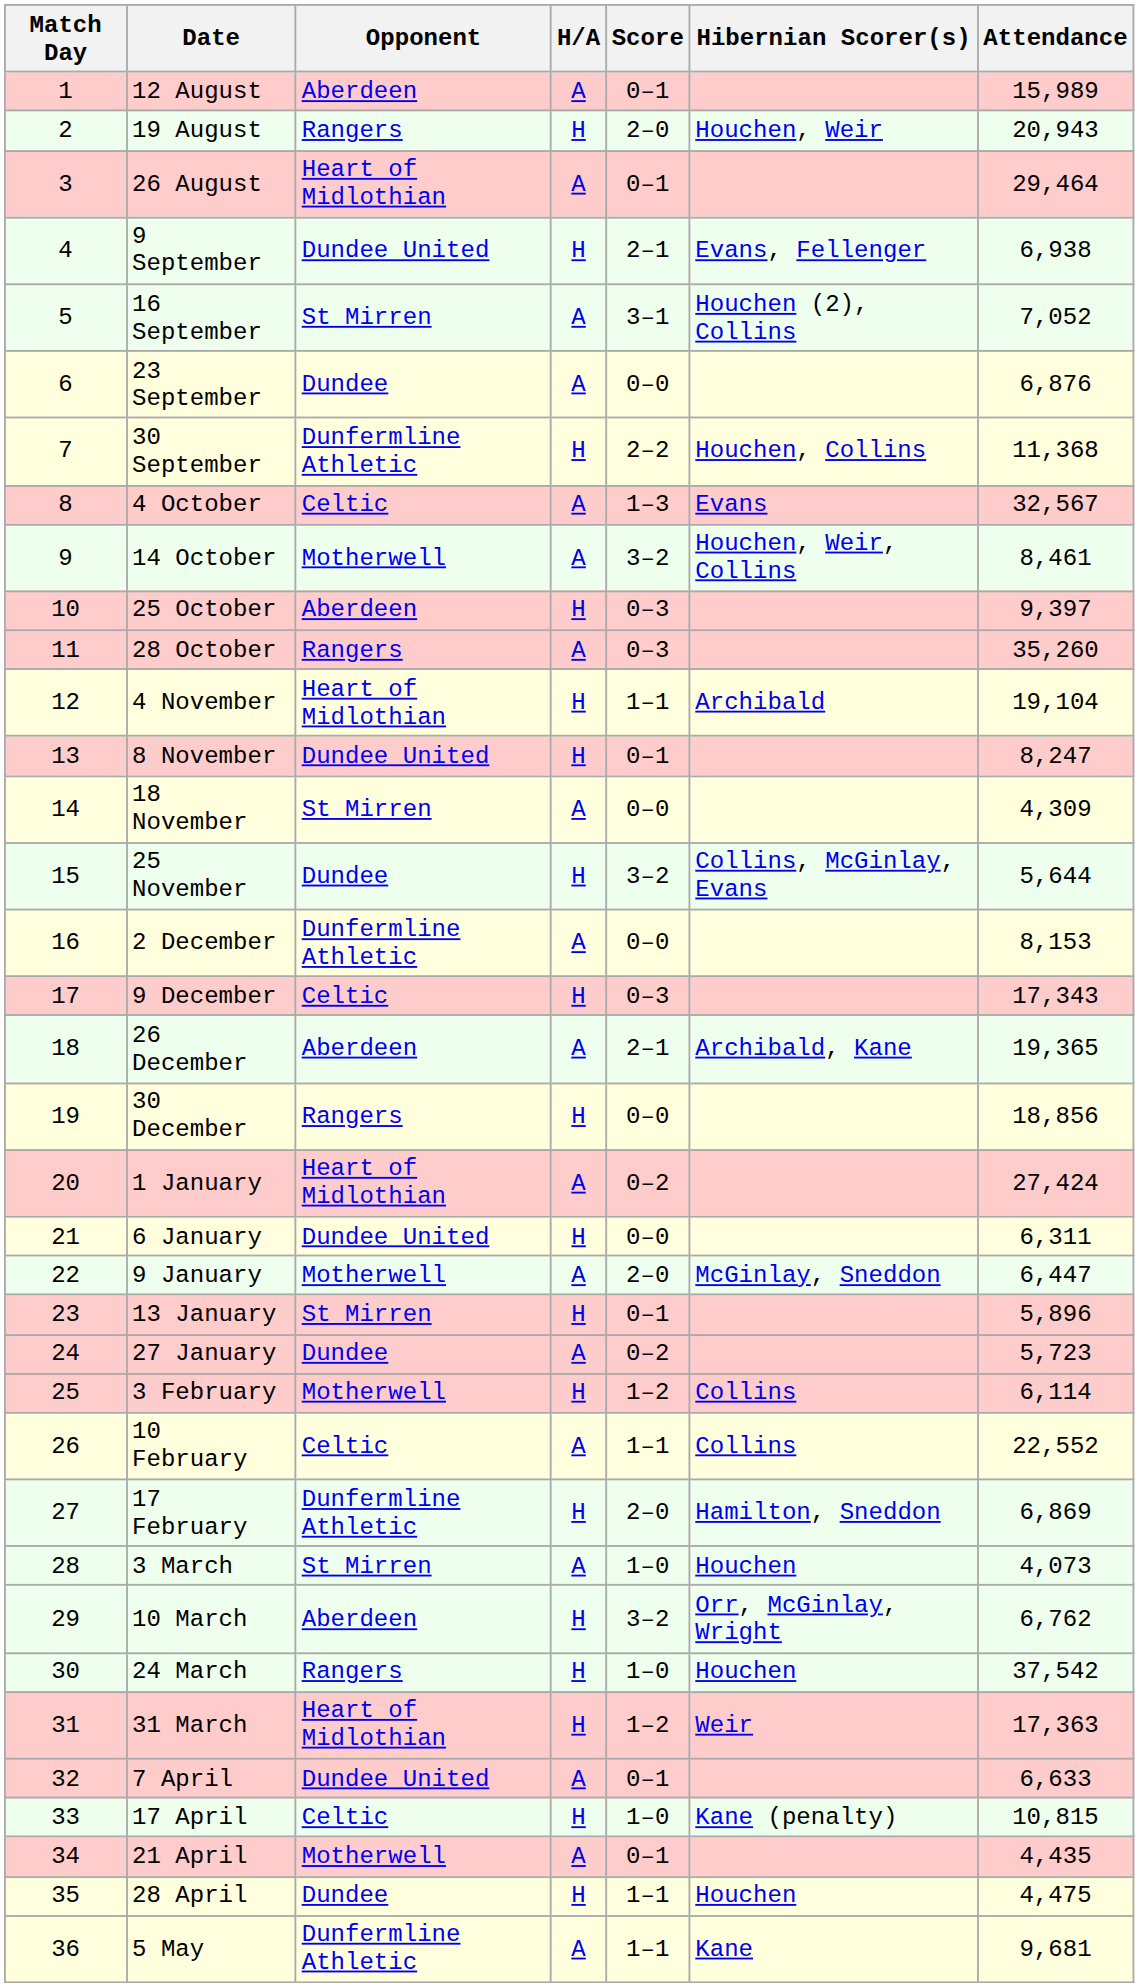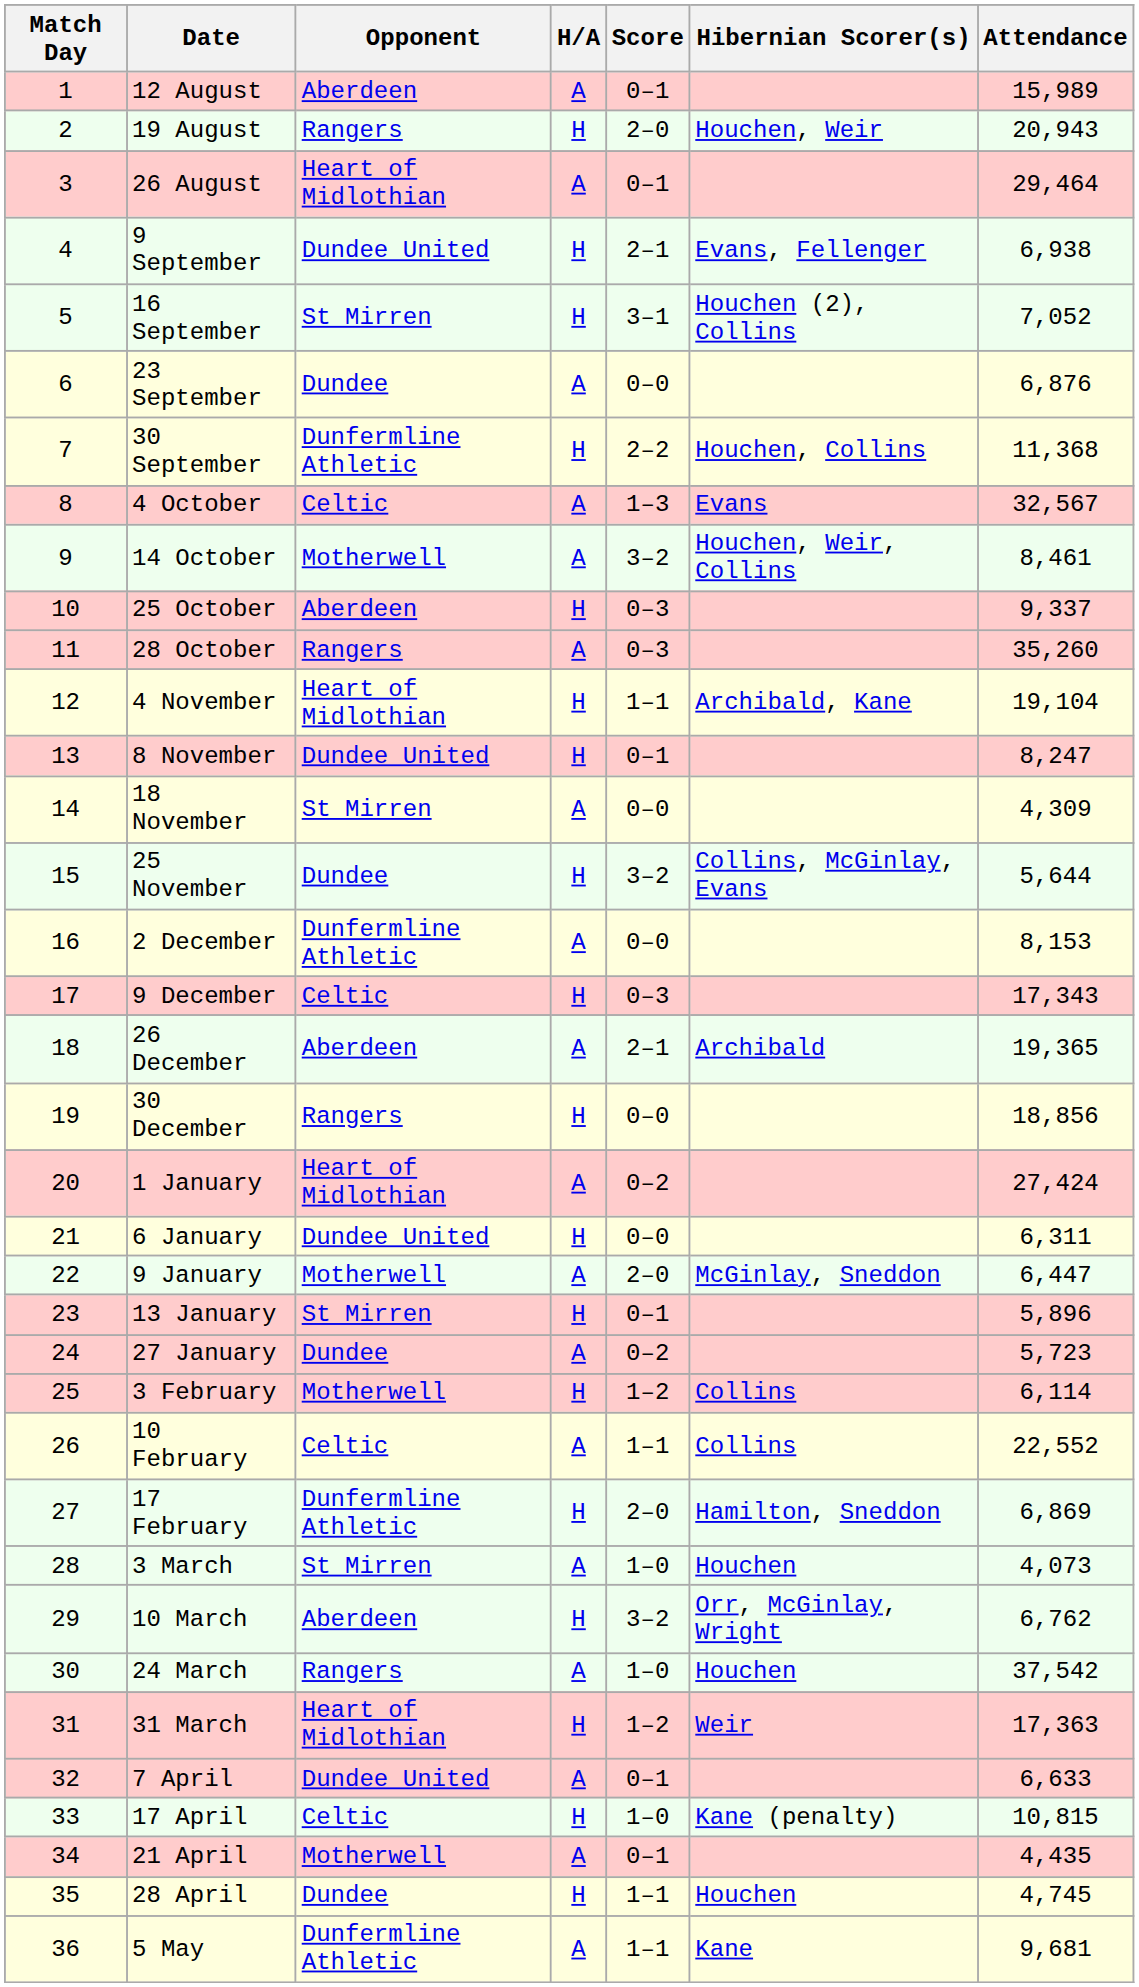(579, 318) A -> (579, 318) H
(1056, 611) 9,397 -> (1056, 611) 9,337
(760, 703) Archibald -> (804, 703) Archibald, Kane
(804, 1049) Archibald, Kane -> (760, 1049) Archibald
(579, 1672) H -> (579, 1672) A
(1056, 1896) 4,475 -> (1056, 1896) 4,745
